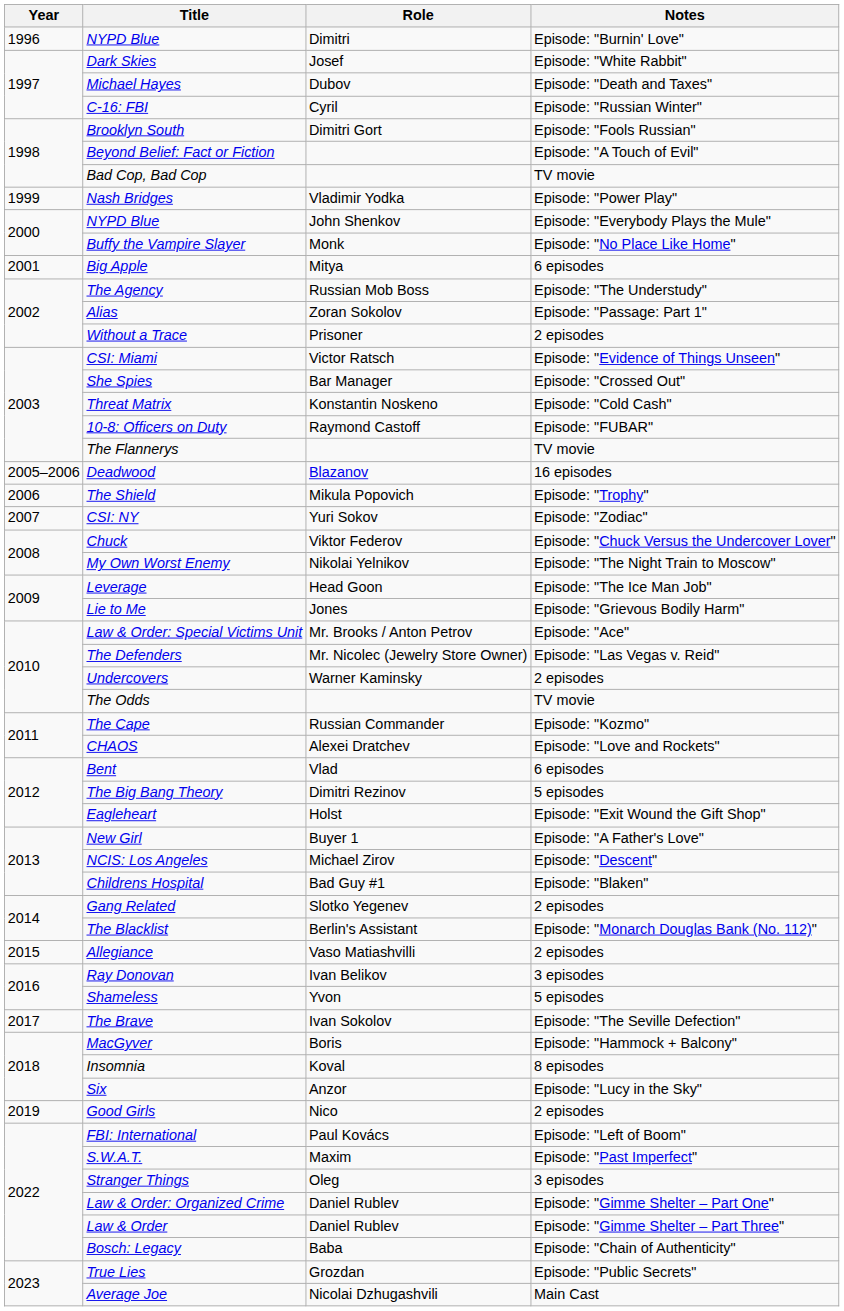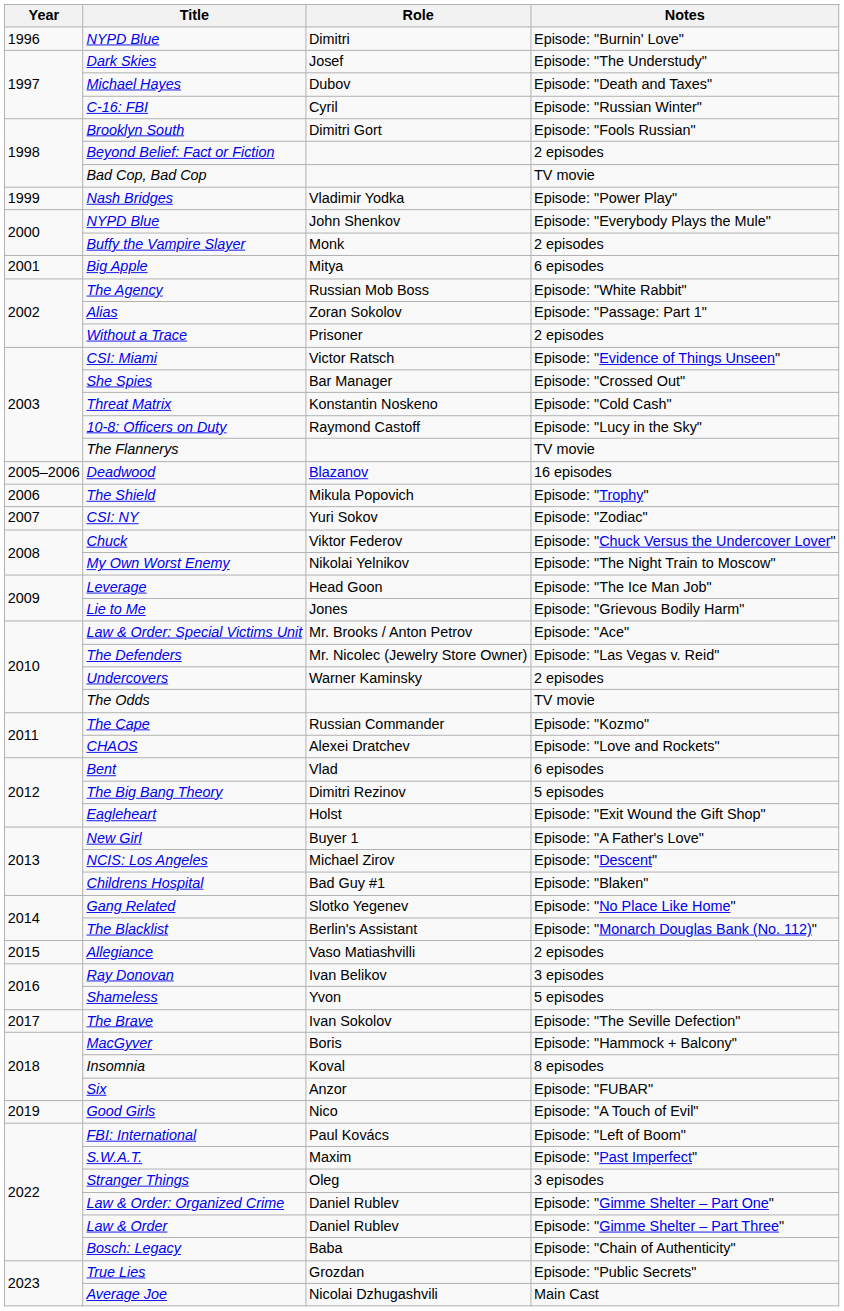(610, 61) Episode: "White Rabbit" -> (620, 61) Episode: "The Understudy"
(616, 152) Episode: "A Touch of Evil" -> (569, 152) 2 episodes
(635, 244) Episode: "No Place Like Home" -> (569, 244) 2 episodes
(620, 289) Episode: "The Understudy" -> (610, 289) Episode: "White Rabbit"
(594, 426) Episode: "FUBAR" -> (618, 426) Episode: "Lucy in the Sky"
(569, 906) 2 episodes -> (635, 906) Episode: "No Place Like Home"
(618, 1089) Episode: "Lucy in the Sky" -> (594, 1089) Episode: "FUBAR"
(569, 1112) 2 episodes -> (616, 1112) Episode: "A Touch of Evil"
